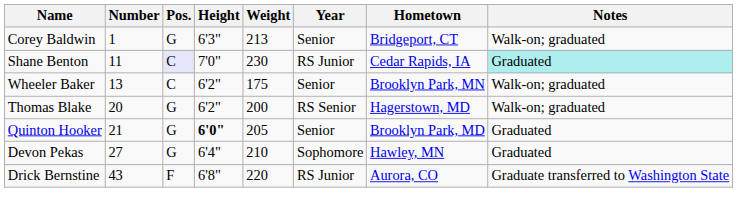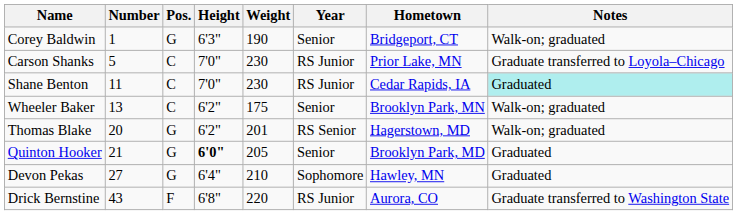(257, 38) 213 -> (257, 38) 190
+ row: (51, 61)
(171, 61) lavender background -> (171, 84) no background
(257, 107) 200 -> (257, 130) 201
